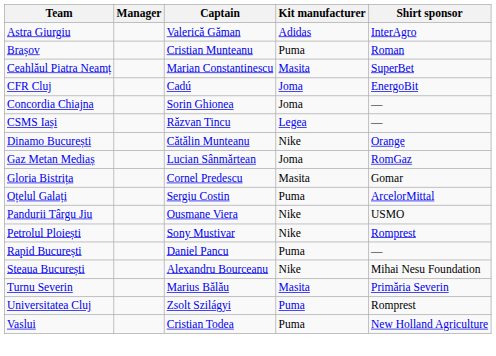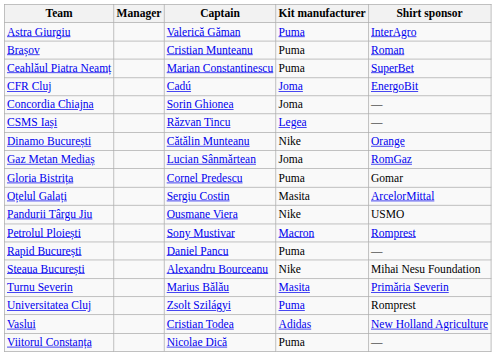(295, 31) Adidas -> (292, 31) Puma
(294, 68) Masita -> (292, 68) Puma
(294, 178) Masita -> (292, 178) Puma
(292, 196) Puma -> (294, 196) Masita
(290, 232) Nike -> (296, 232) Macron
(292, 324) Puma -> (295, 324) Adidas
+ row: (49, 342)
